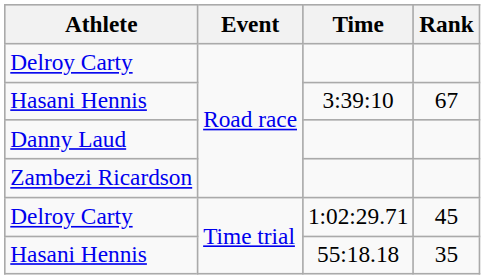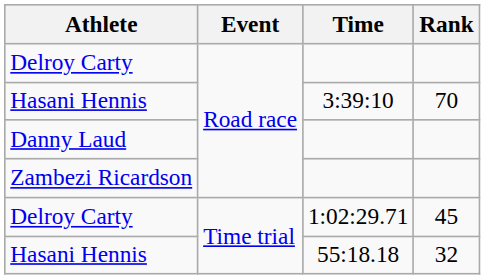(446, 101) 67 -> (446, 101) 70
(446, 254) 35 -> (446, 254) 32
